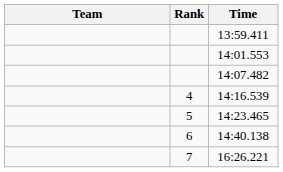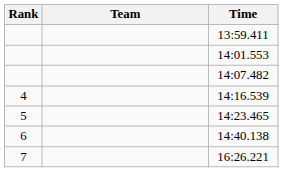columns swapped: (189, 14) <-> (87, 14)
